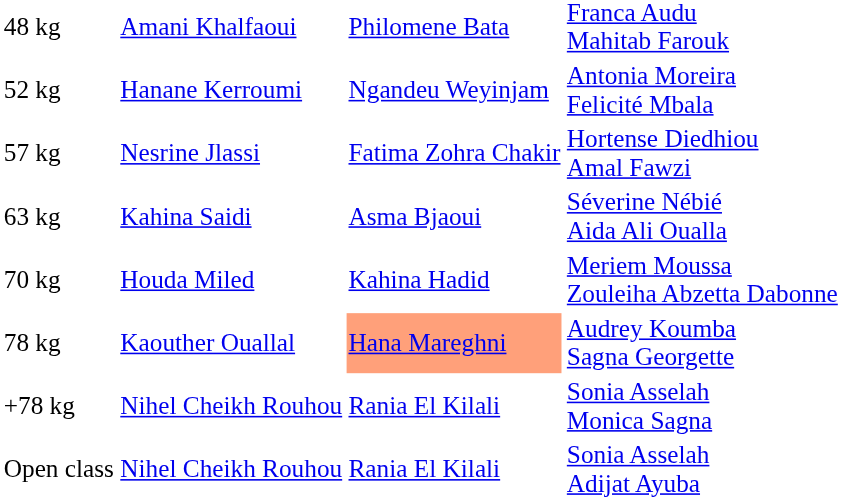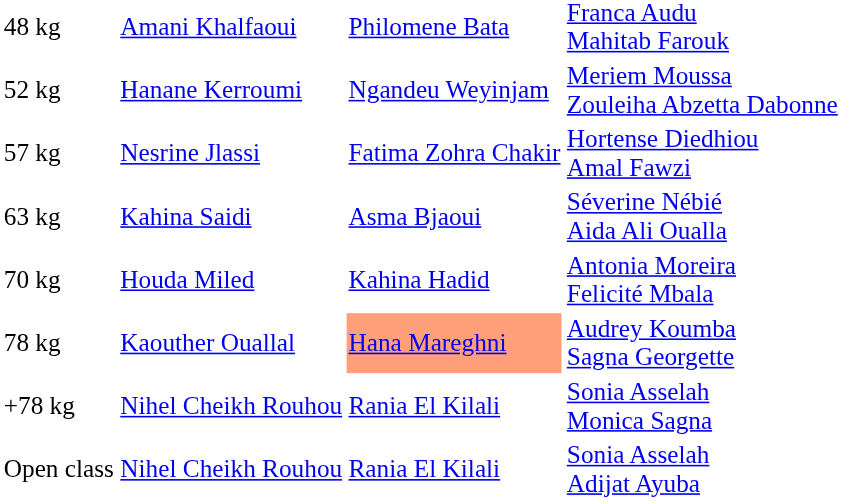(651, 90) Antonia Moreira Felicité Mbala -> (702, 90) Meriem Moussa Zouleiha Abzetta Dabonne
(702, 279) Meriem Moussa Zouleiha Abzetta Dabonne -> (651, 279) Antonia Moreira Felicité Mbala
